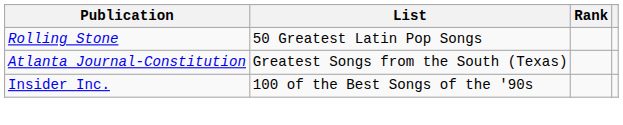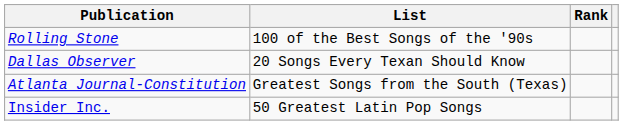(368, 39) 50 Greatest Latin Pop Songs -> (393, 39) 100 of the Best Songs of the '90s
+ row: (72, 62)
(393, 85) 100 of the Best Songs of the '90s -> (368, 108) 50 Greatest Latin Pop Songs
